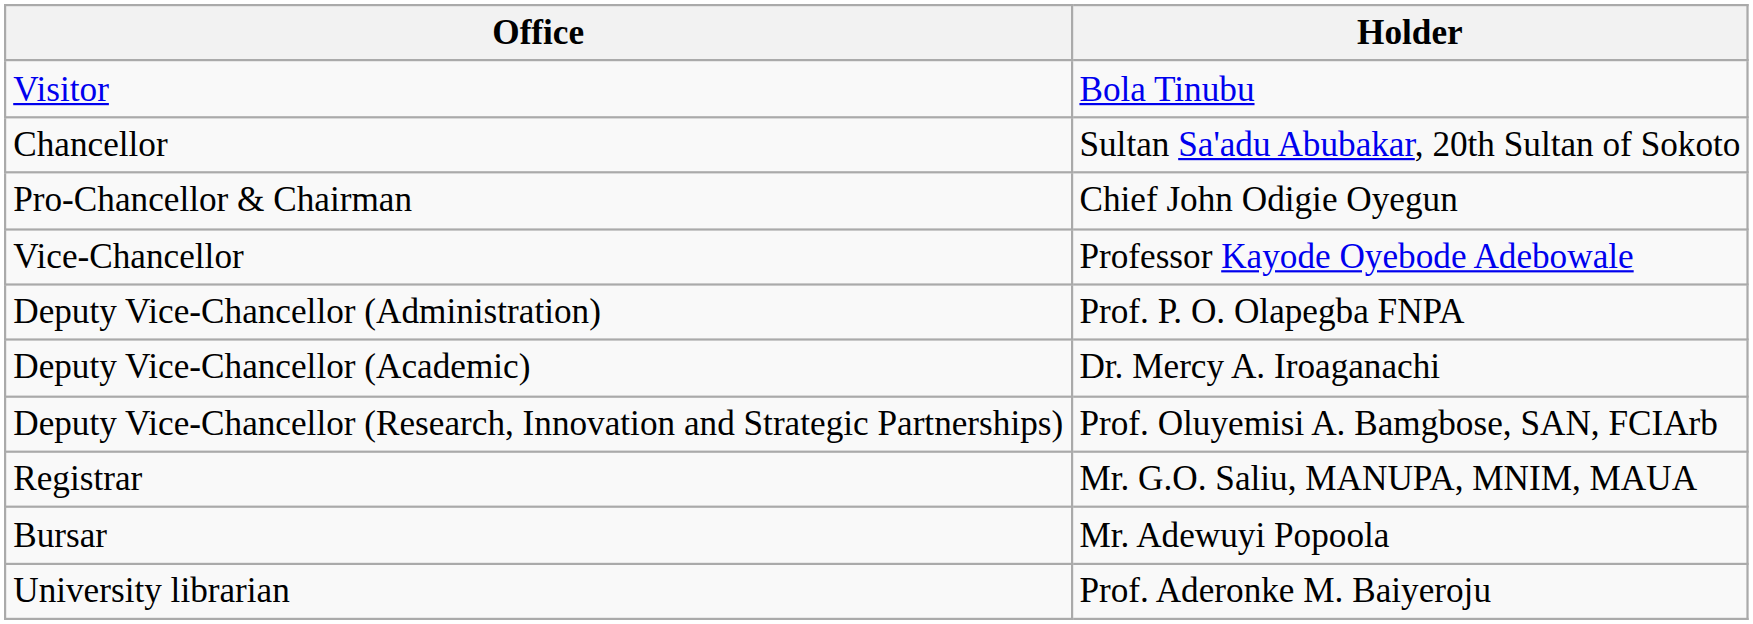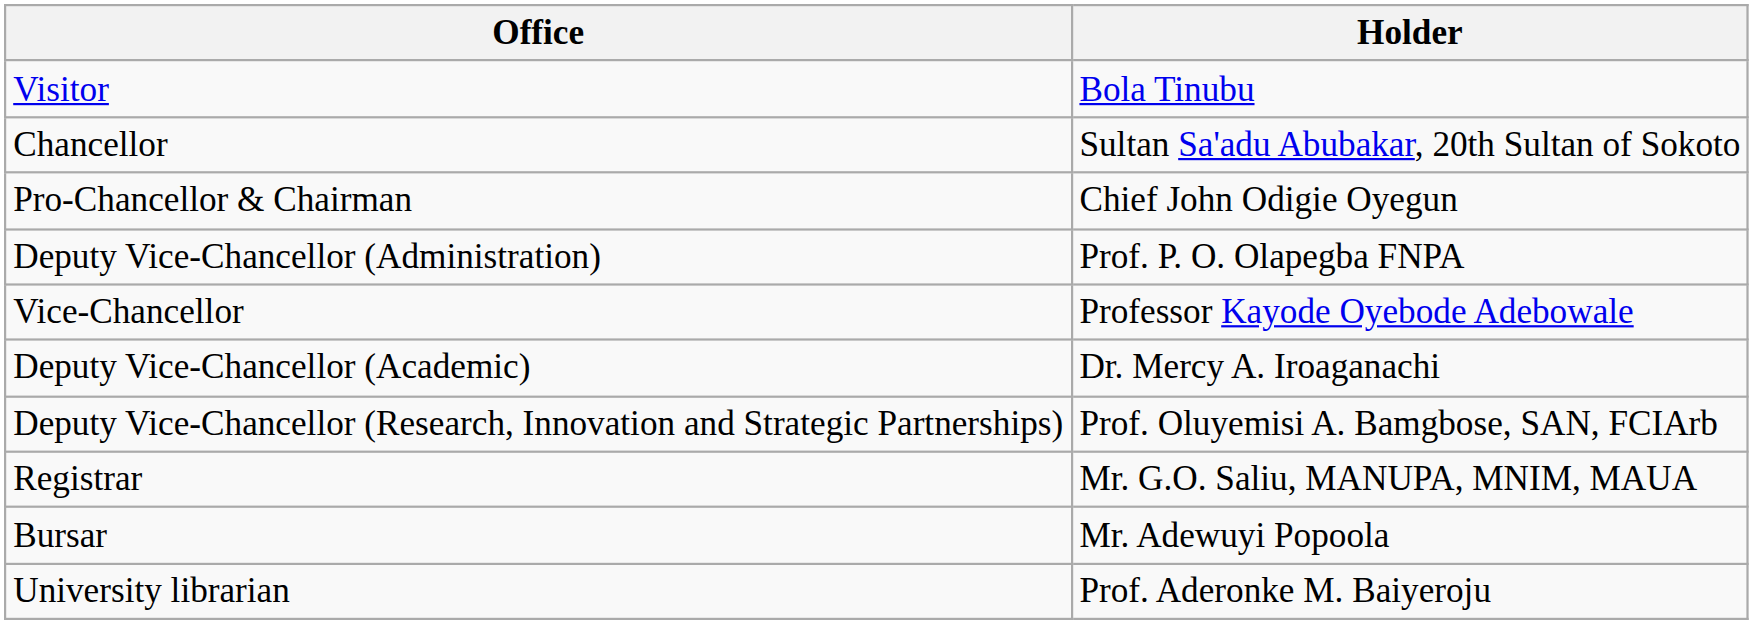rows swapped: (128, 255) <-> (307, 311)
